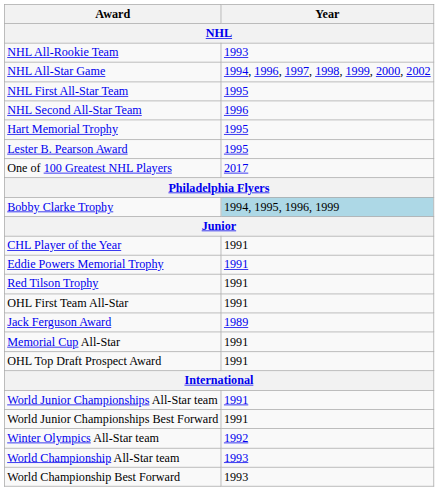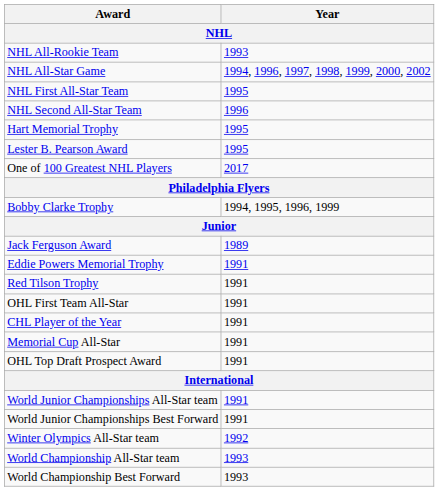(282, 206) lightblue background -> (282, 206) no background
rows swapped: (59, 322) <-> (64, 245)
